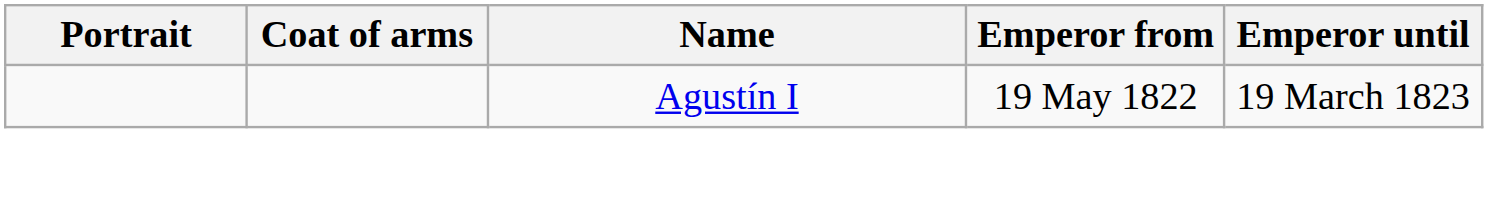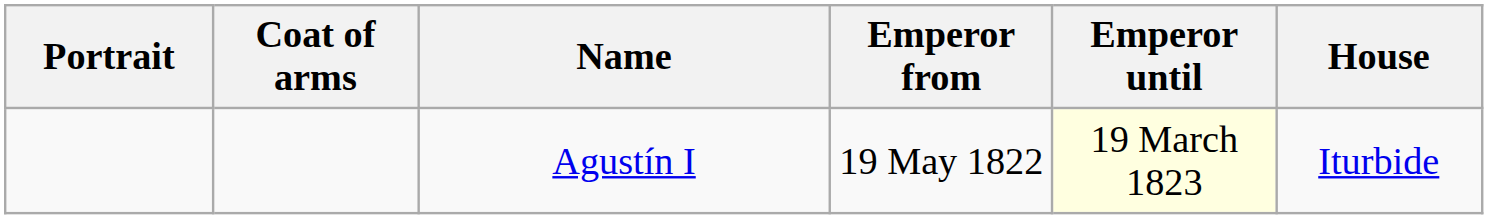+ column: (1379, 56)
(1353, 95) no background -> (1164, 159) lightyellow background
